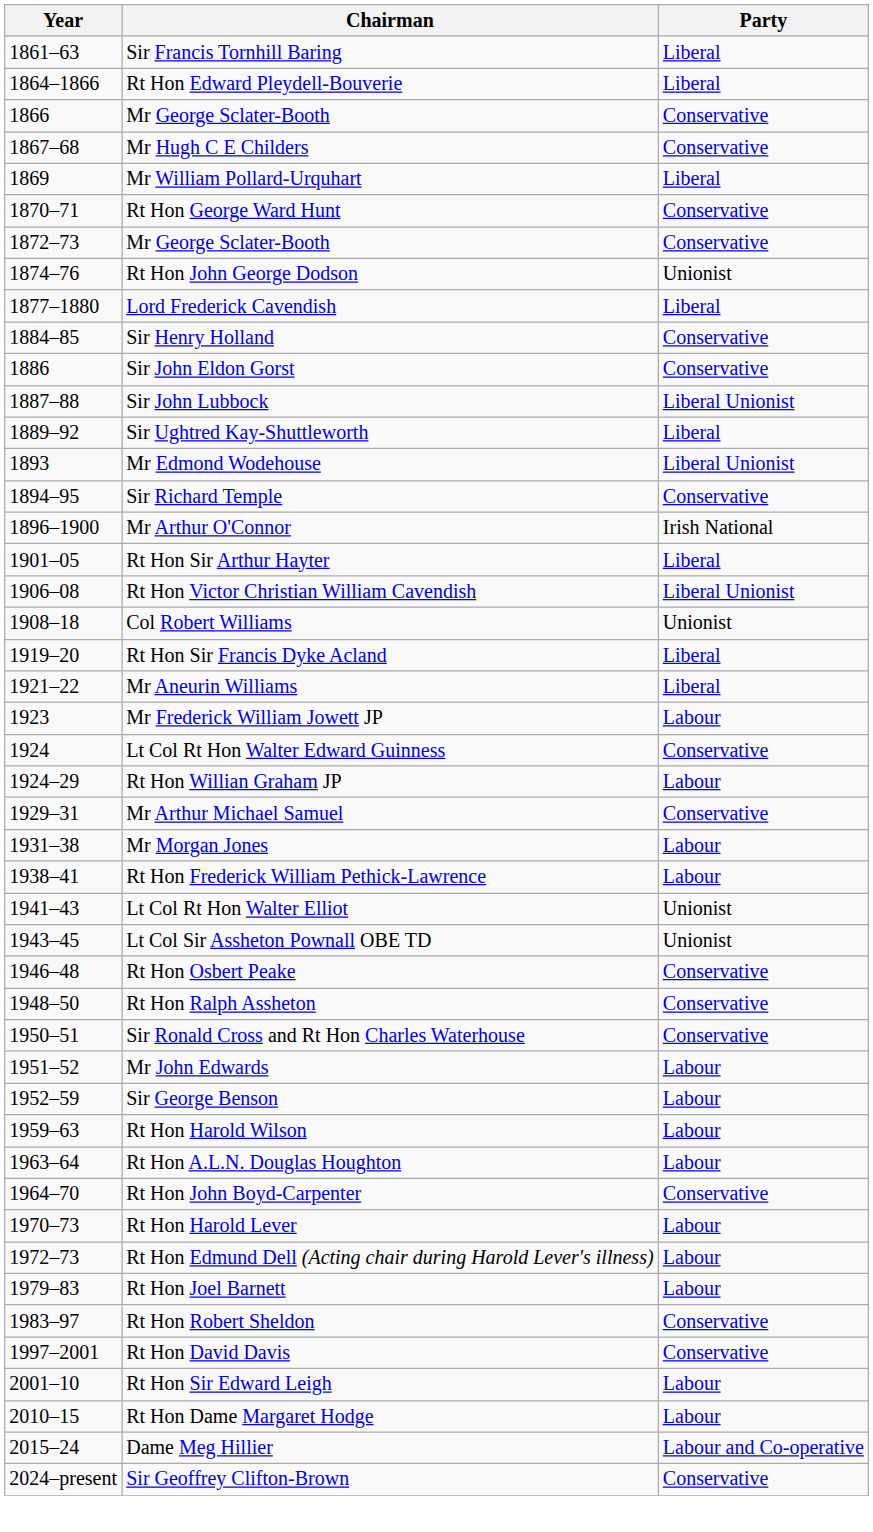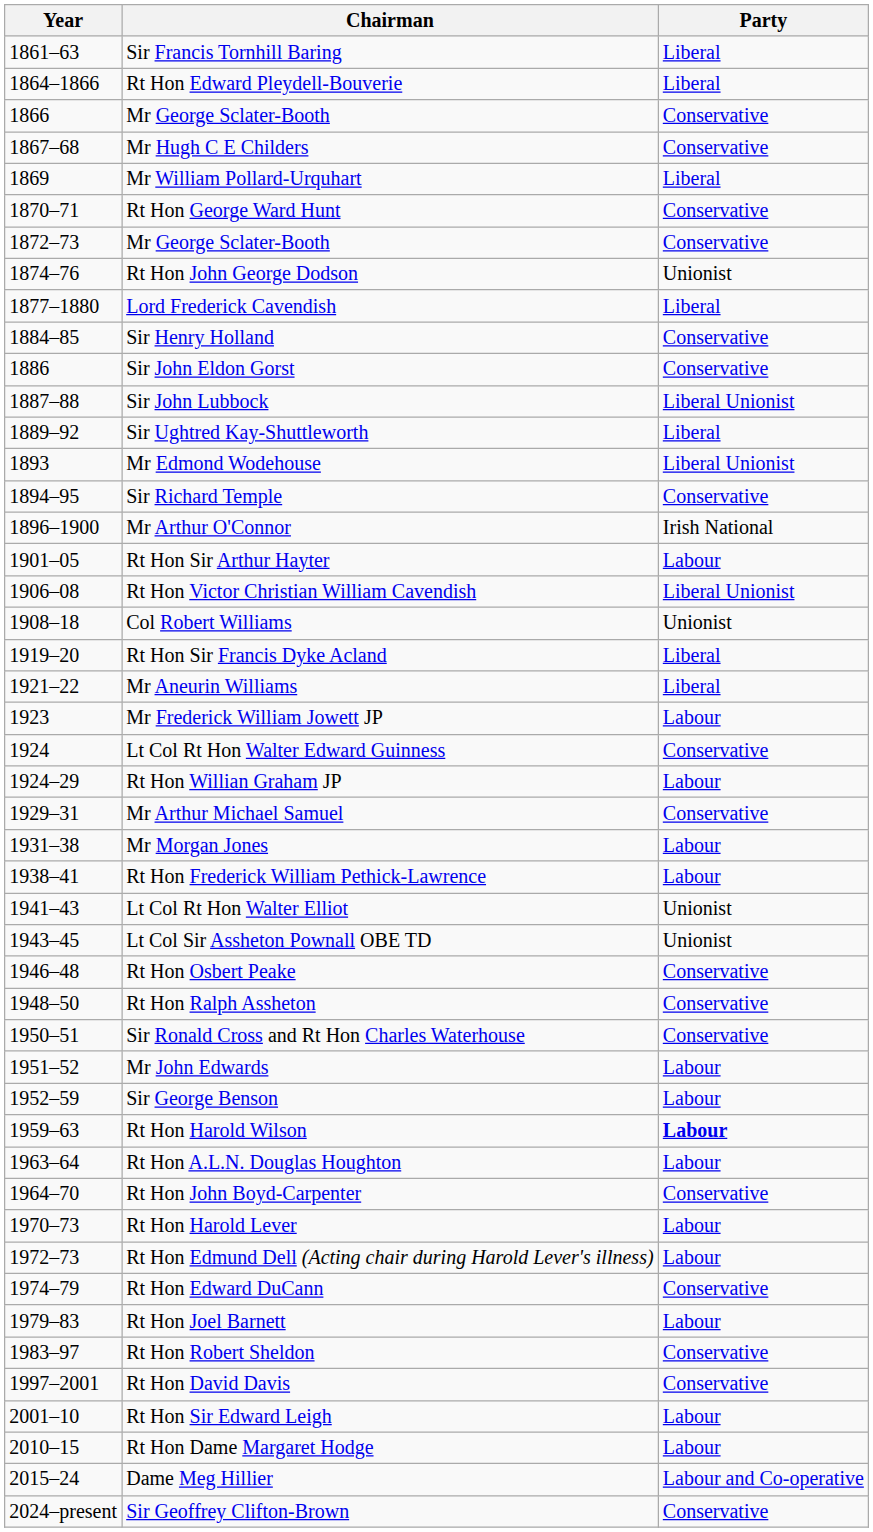(692, 559) Liberal -> (692, 559) Labour
(692, 1130) normal -> (695, 1130) bold
+ row: (44, 1289)
